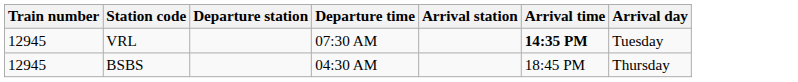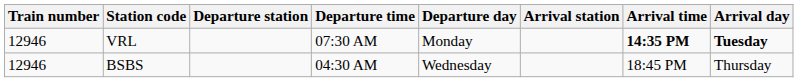+ column: (469, 16)
(27, 40) 12945 -> (27, 40) 12946
(638, 40) normal -> (741, 40) bold
(27, 64) 12945 -> (27, 64) 12946
